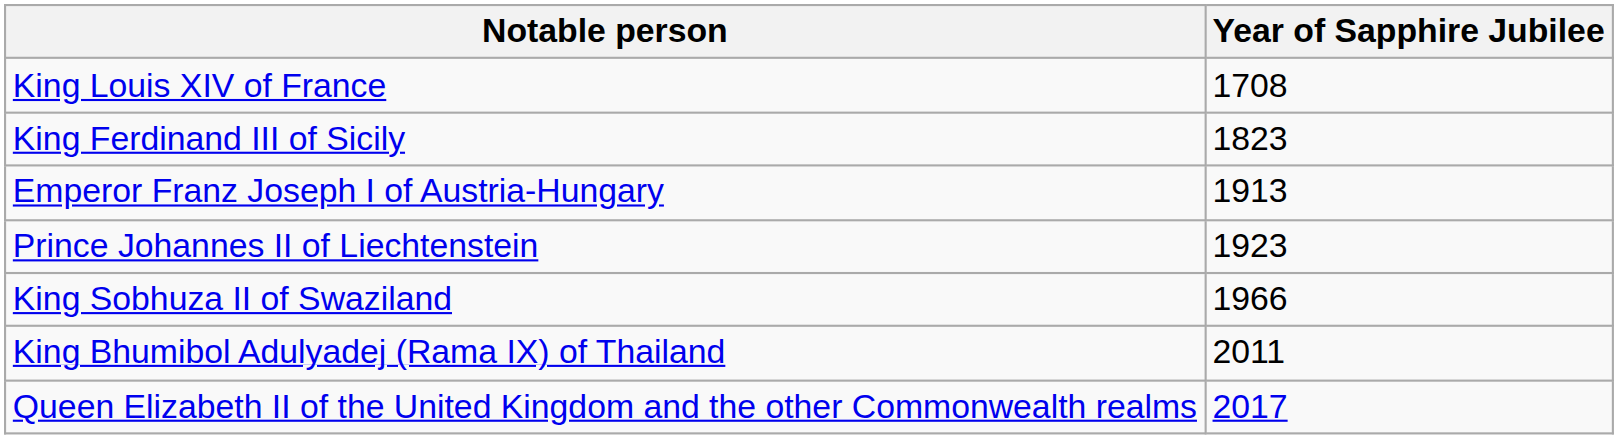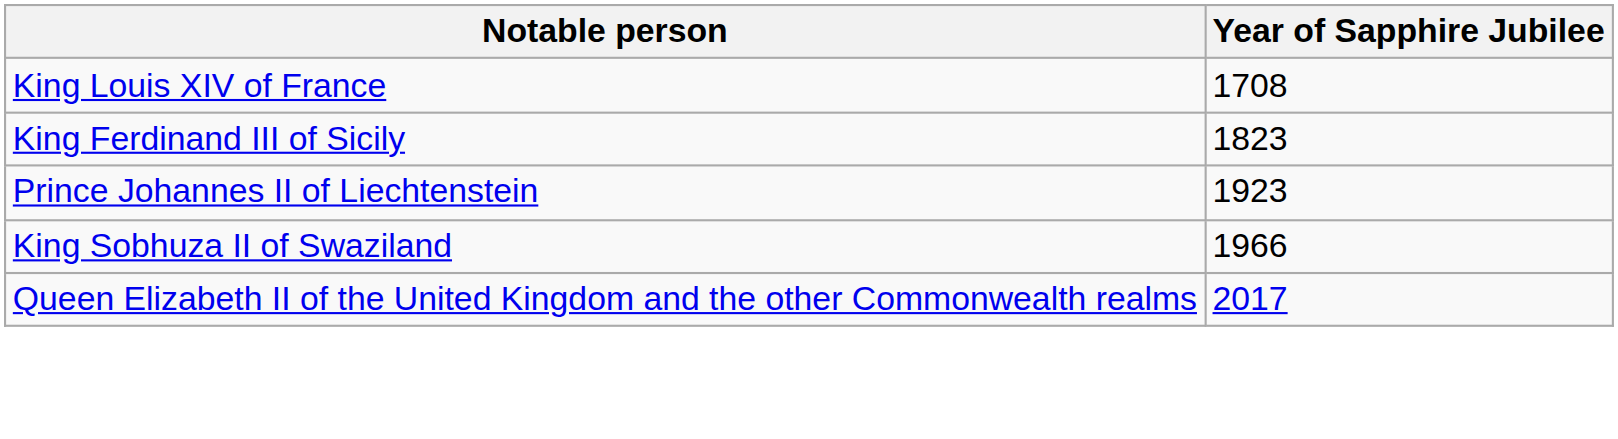- row: (338, 191)
- row: (369, 352)
